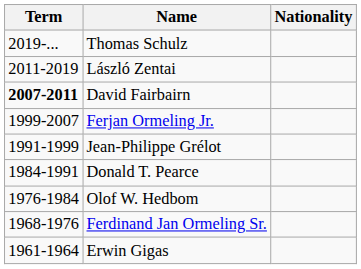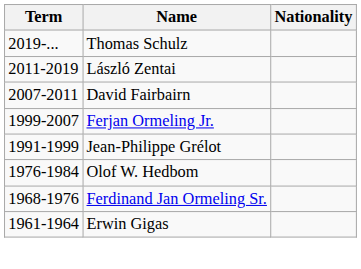(43, 95) bold -> (43, 95) normal
- row: (143, 172)
